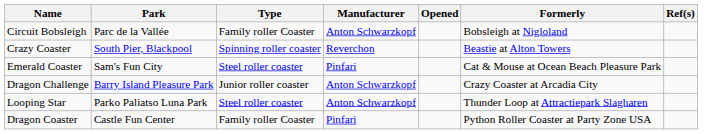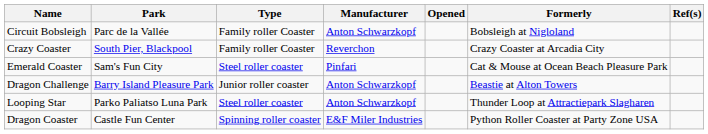(270, 48) Spinning roller coaster -> (267, 48) Family roller Coaster
(517, 48) Beastie at Alton Towers -> (537, 48) Crazy Coaster at Arcadia City
(531, 84) Crazy Coaster at Arcadia City -> (524, 84) Beastie at Alton Towers
(267, 119) Family roller Coaster -> (270, 119) Spinning roller coaster
(341, 119) Pinfari -> (374, 119) E&F Miler Industries
